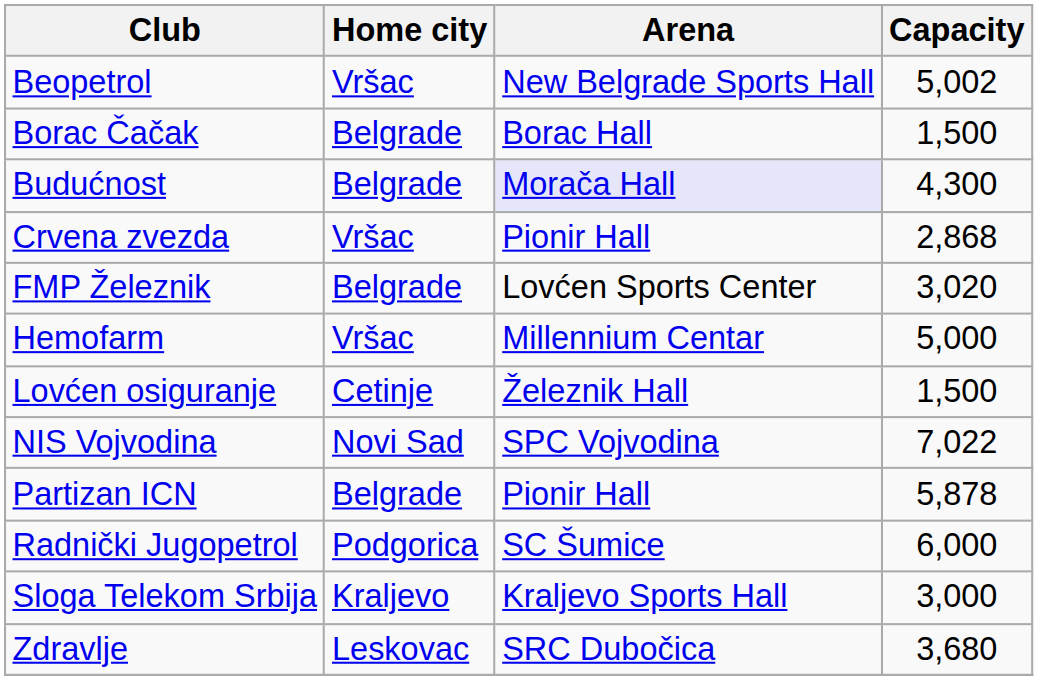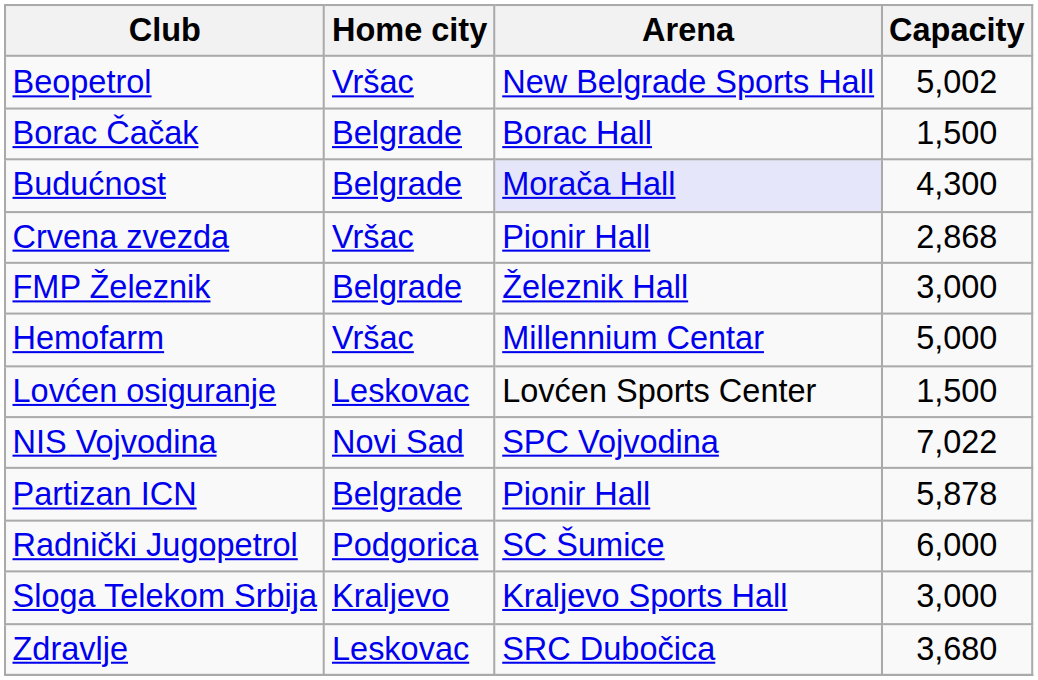(659, 287) Lovćen Sports Center -> (595, 287) Železnik Hall
(957, 287) 3,020 -> (957, 287) 3,000
(383, 390) Cetinje -> (401, 390) Leskovac
(595, 390) Železnik Hall -> (659, 390) Lovćen Sports Center
